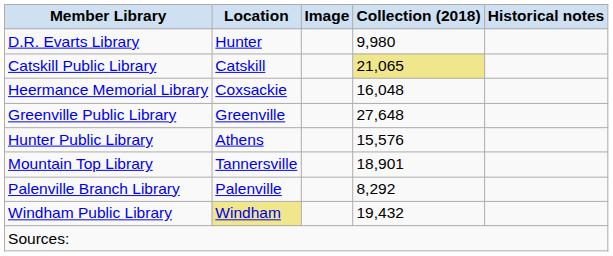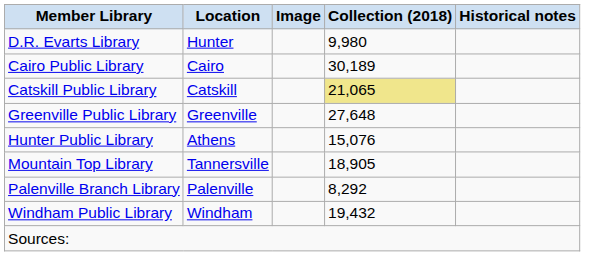+ row: (76, 66)
- row: (108, 90)
(380, 139) 15,576 -> (352, 139) 15,076
(380, 164) 18,901 -> (352, 164) 18,905
(248, 213) khaki background -> (220, 213) no background
